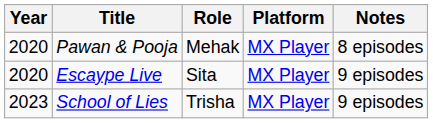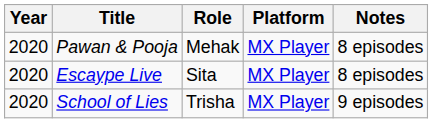(381, 74) 9 episodes -> (381, 74) 8 episodes
(28, 103) 2023 -> (28, 103) 2020
